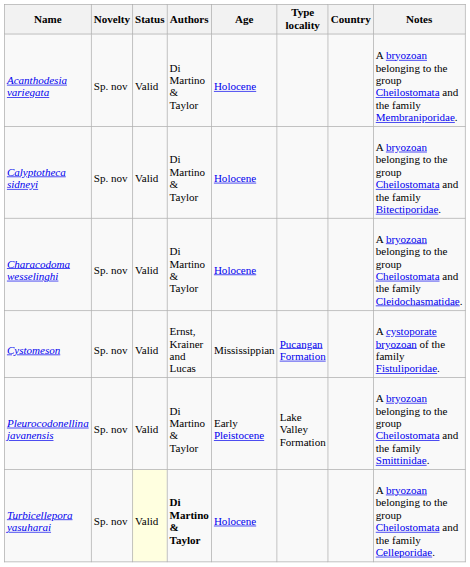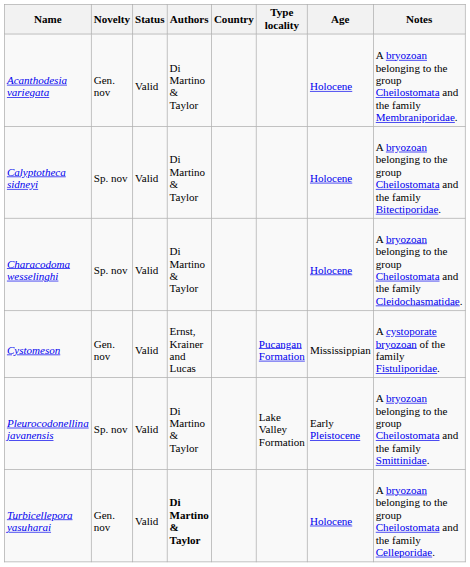columns swapped: (244, 19) <-> (351, 19)
(111, 86) Sp. nov -> (104, 86) Gen. nov
(111, 350) Sp. nov -> (104, 350) Gen. nov
(111, 521) Sp. nov -> (104, 521) Gen. nov
(147, 521) lightyellow background -> (147, 521) no background
